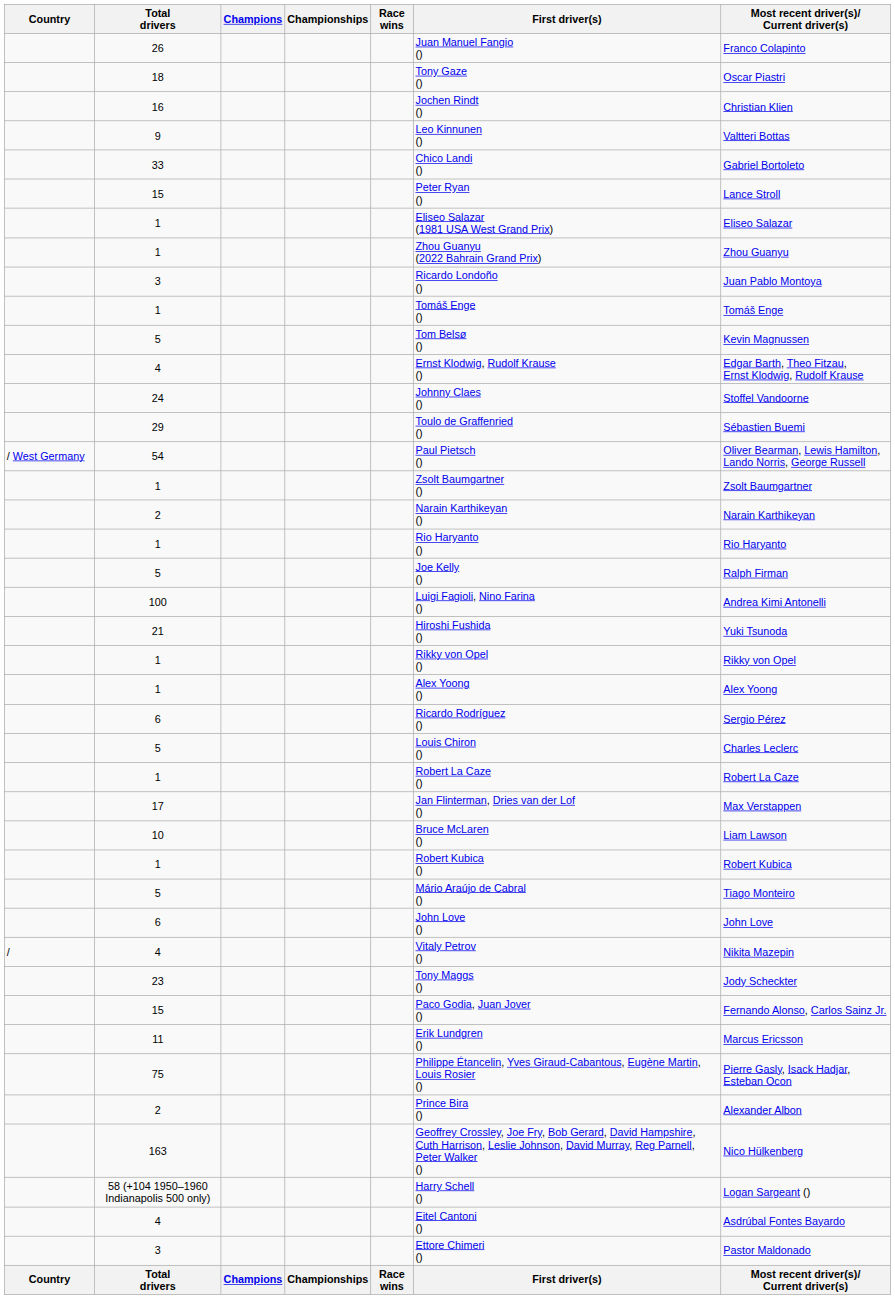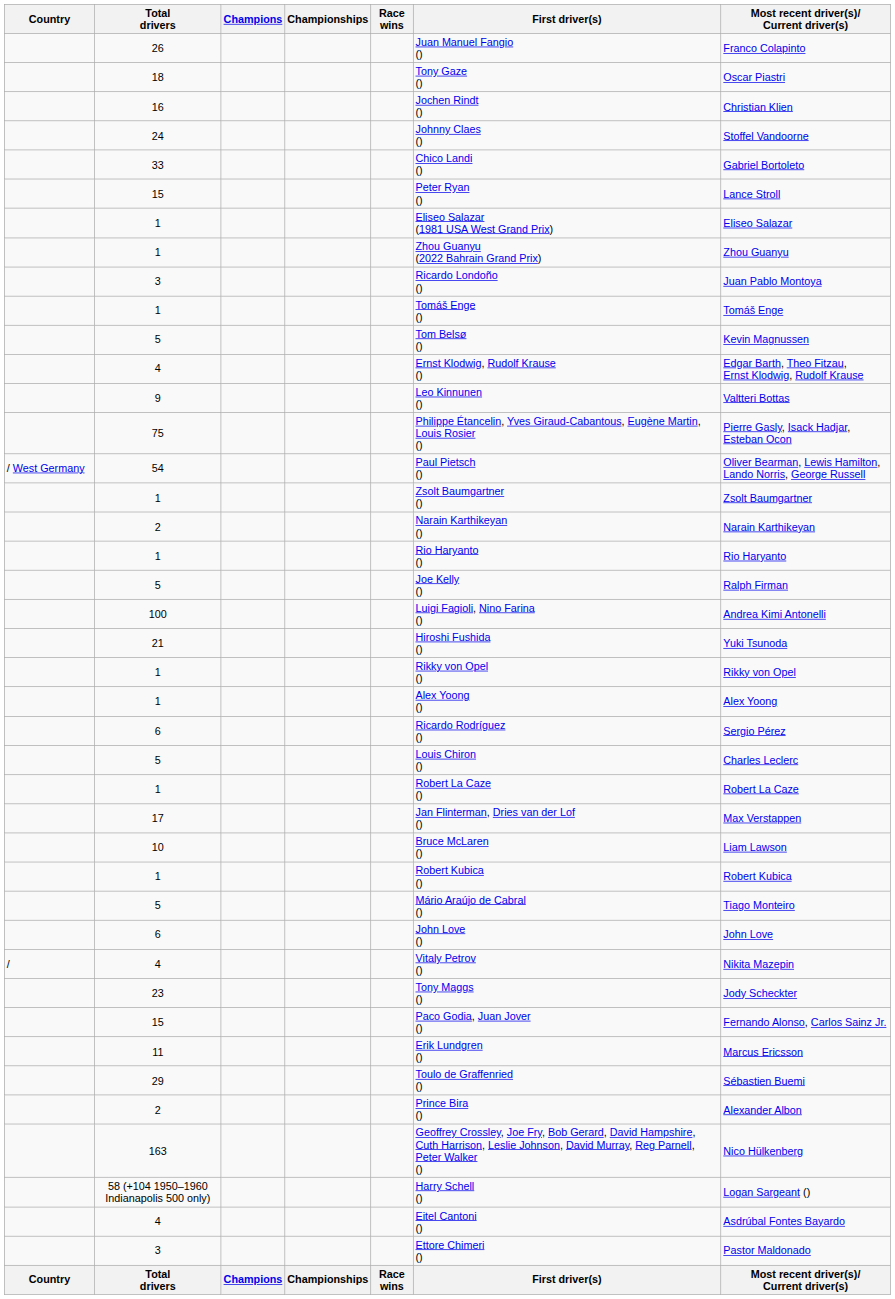rows swapped: (49, 398) <-> (49, 136)
rows swapped: (49, 1075) <-> (49, 427)
